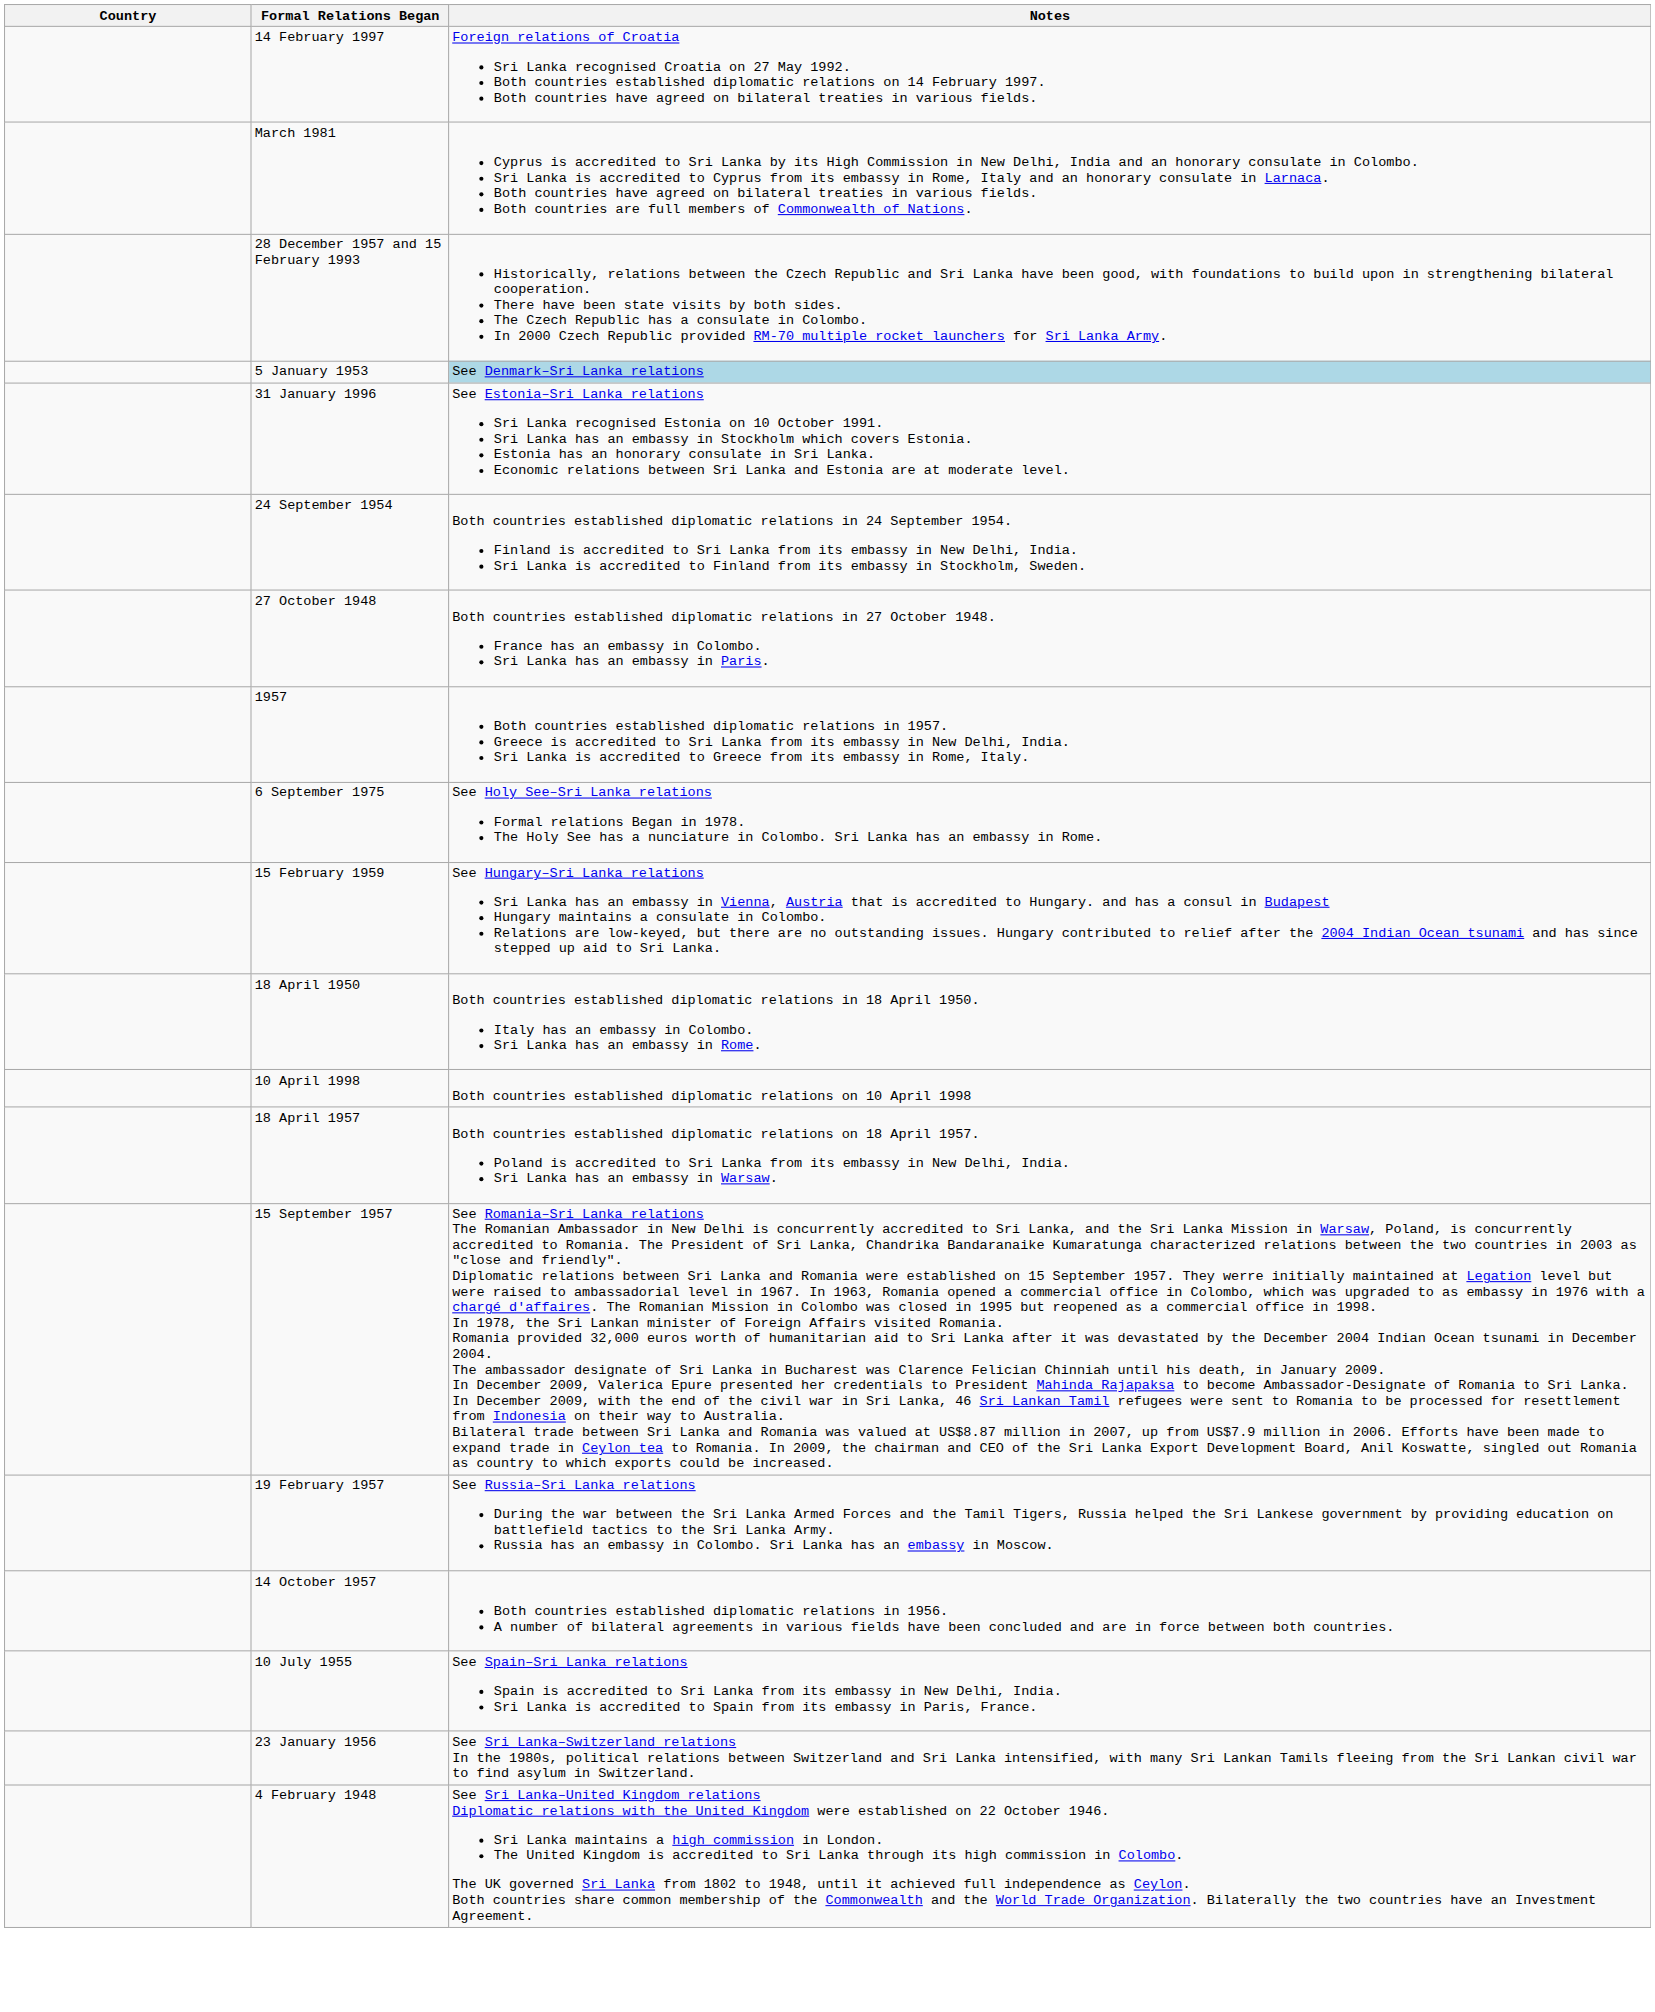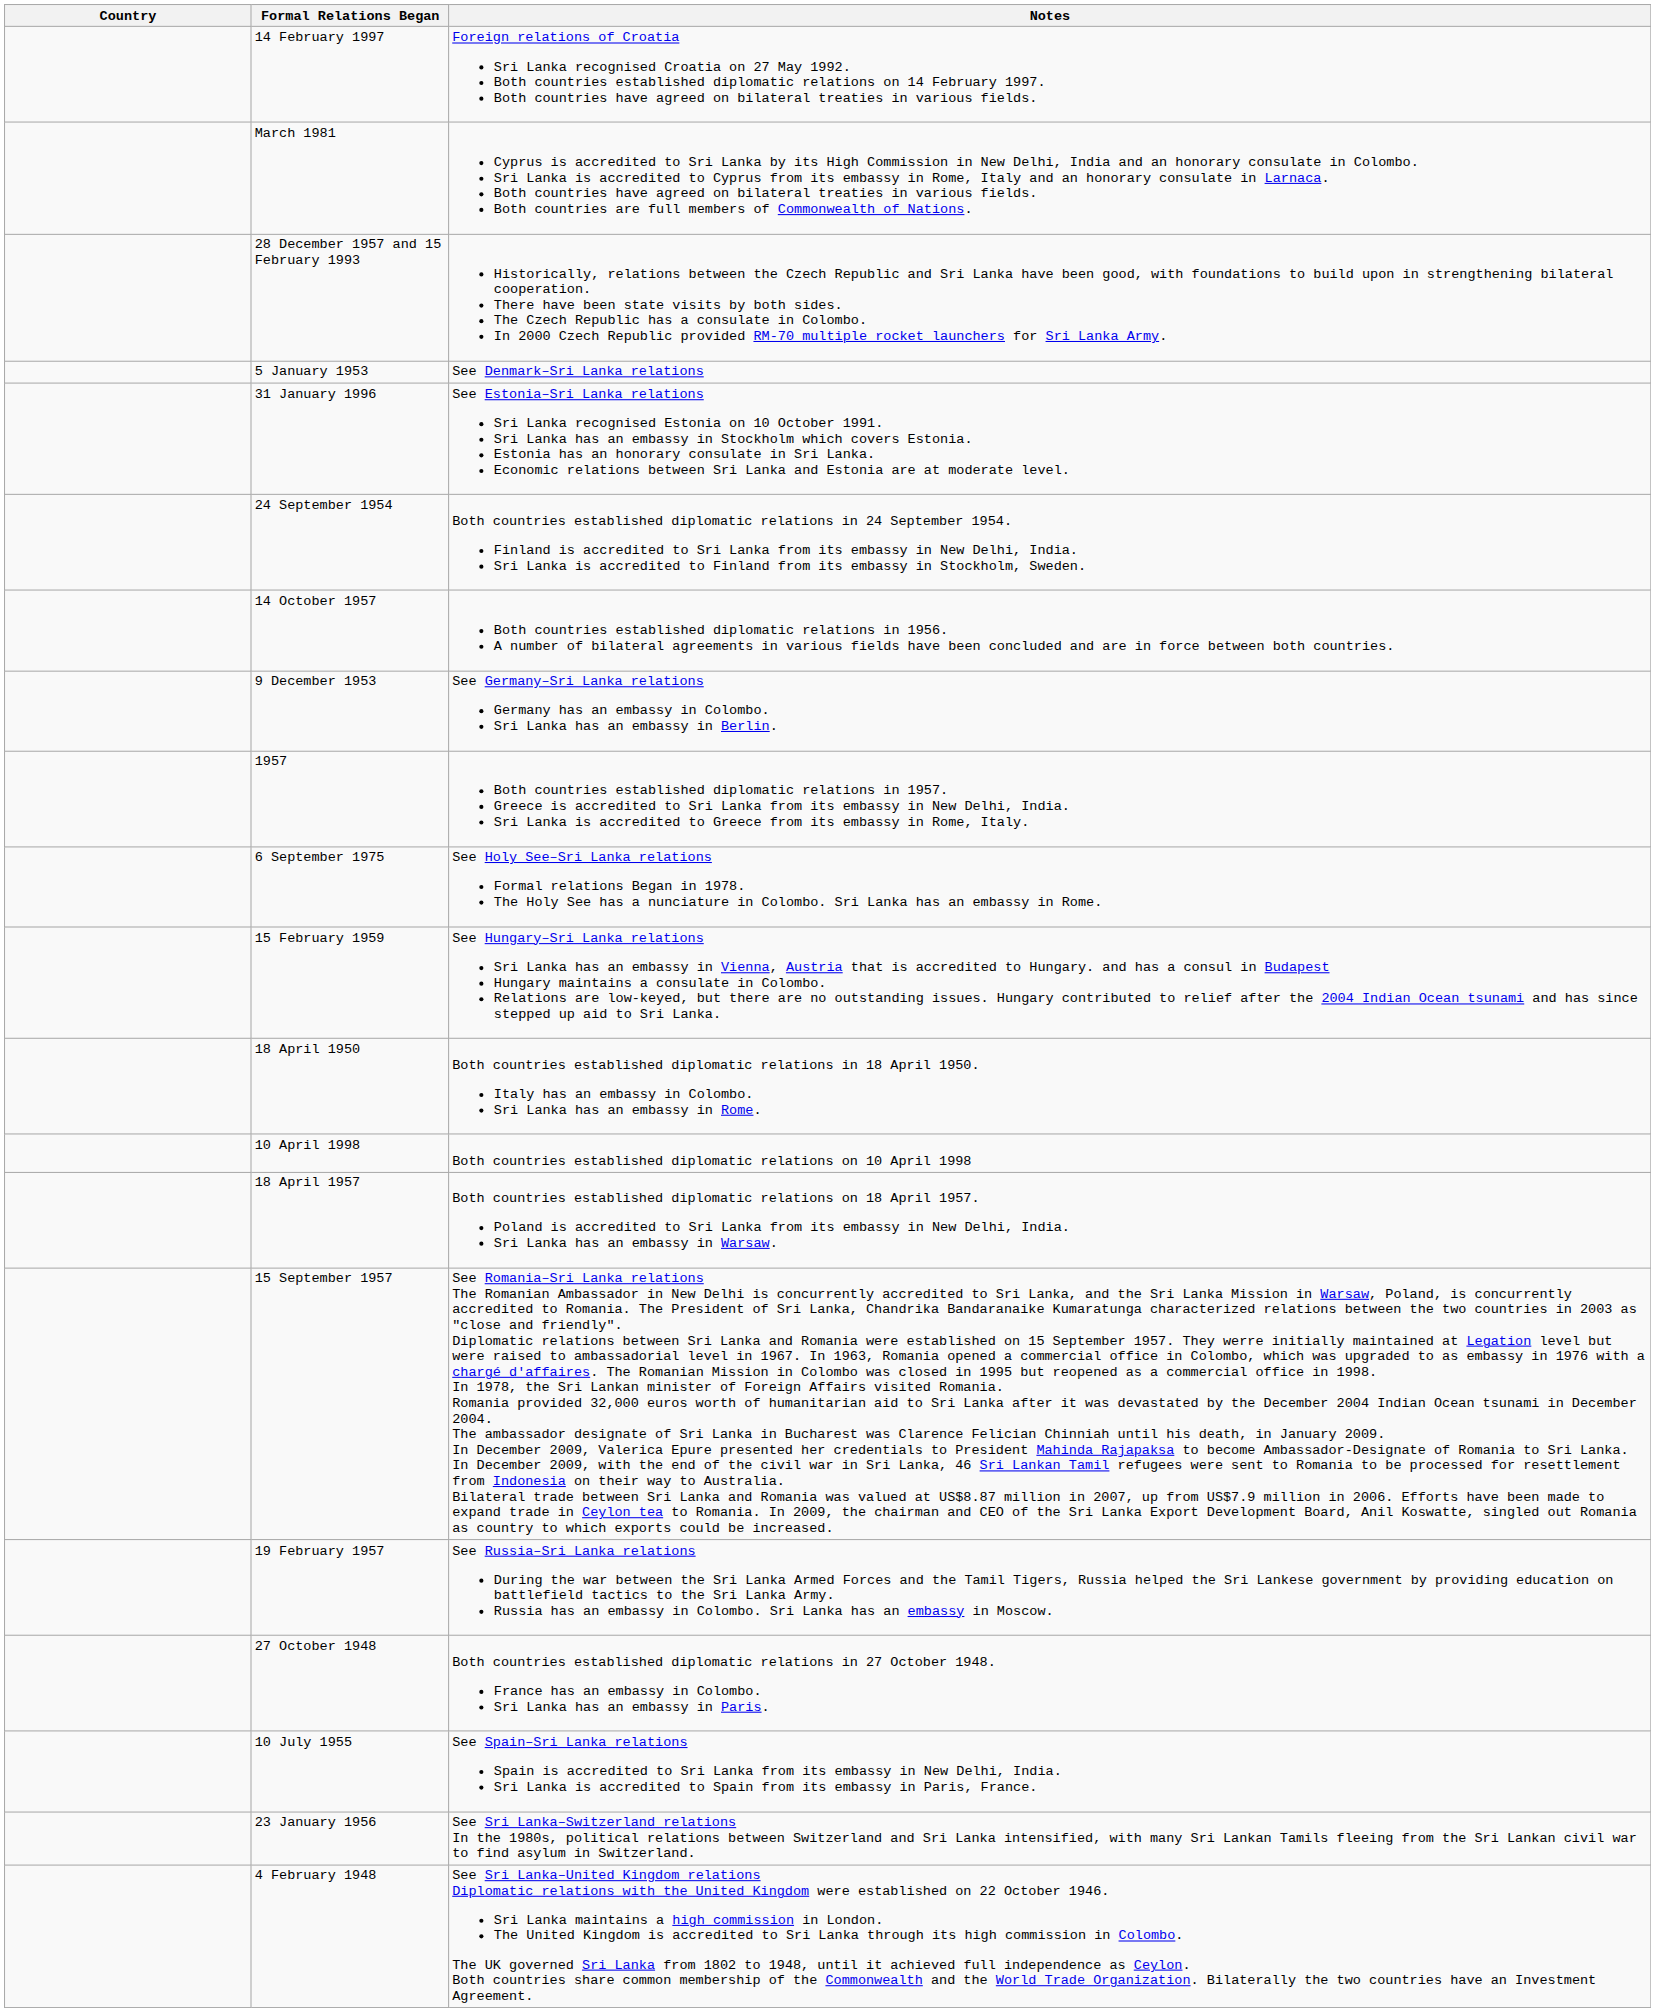(578, 372) lightblue background -> (578, 372) no background
rows swapped: (316, 601) <-> (316, 1582)
+ row: (316, 682)
